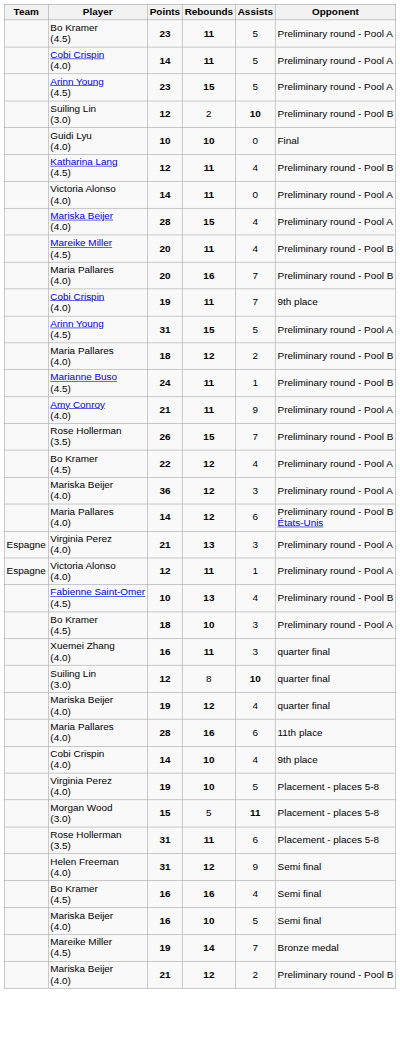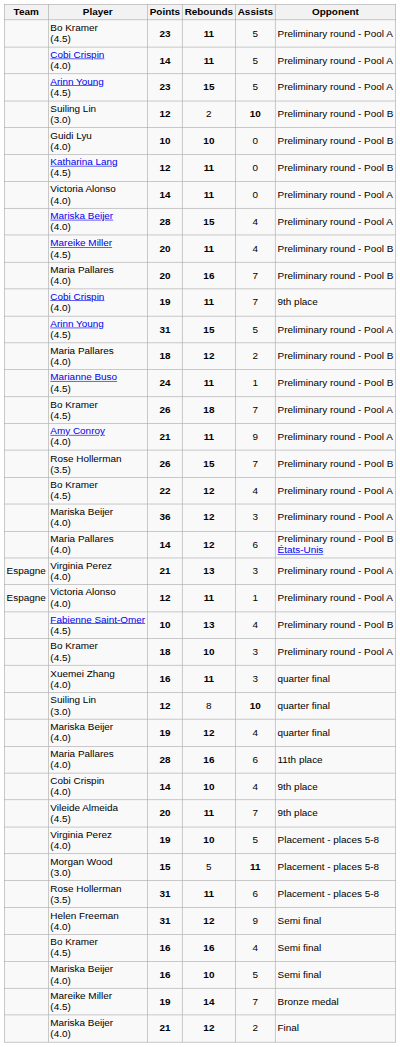(288, 141) Final -> (335, 141) Preliminary round - Pool B
(255, 168) 4 -> (255, 168) 0
+ row: (74, 410)
+ row: (84, 813)
(335, 974) Preliminary round - Pool B -> (288, 1028) Final
